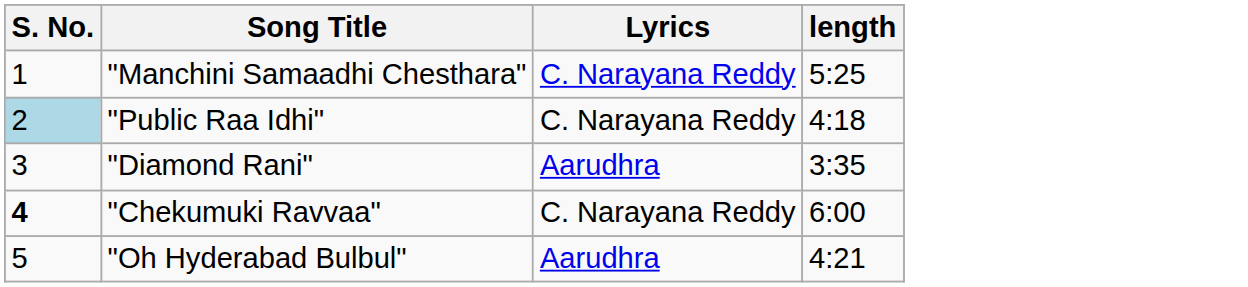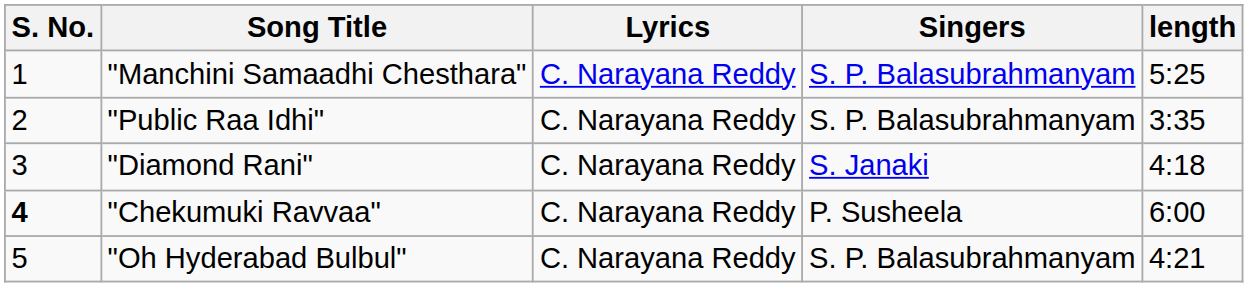+ column: (972, 27)
(20, 119) lightblue background -> (20, 119) no background
(837, 119) 4:18 -> (1177, 119) 3:35
(600, 166) Aarudhra -> (668, 166) C. Narayana Reddy
(837, 166) 3:35 -> (1177, 166) 4:18
(600, 258) Aarudhra -> (668, 258) C. Narayana Reddy
